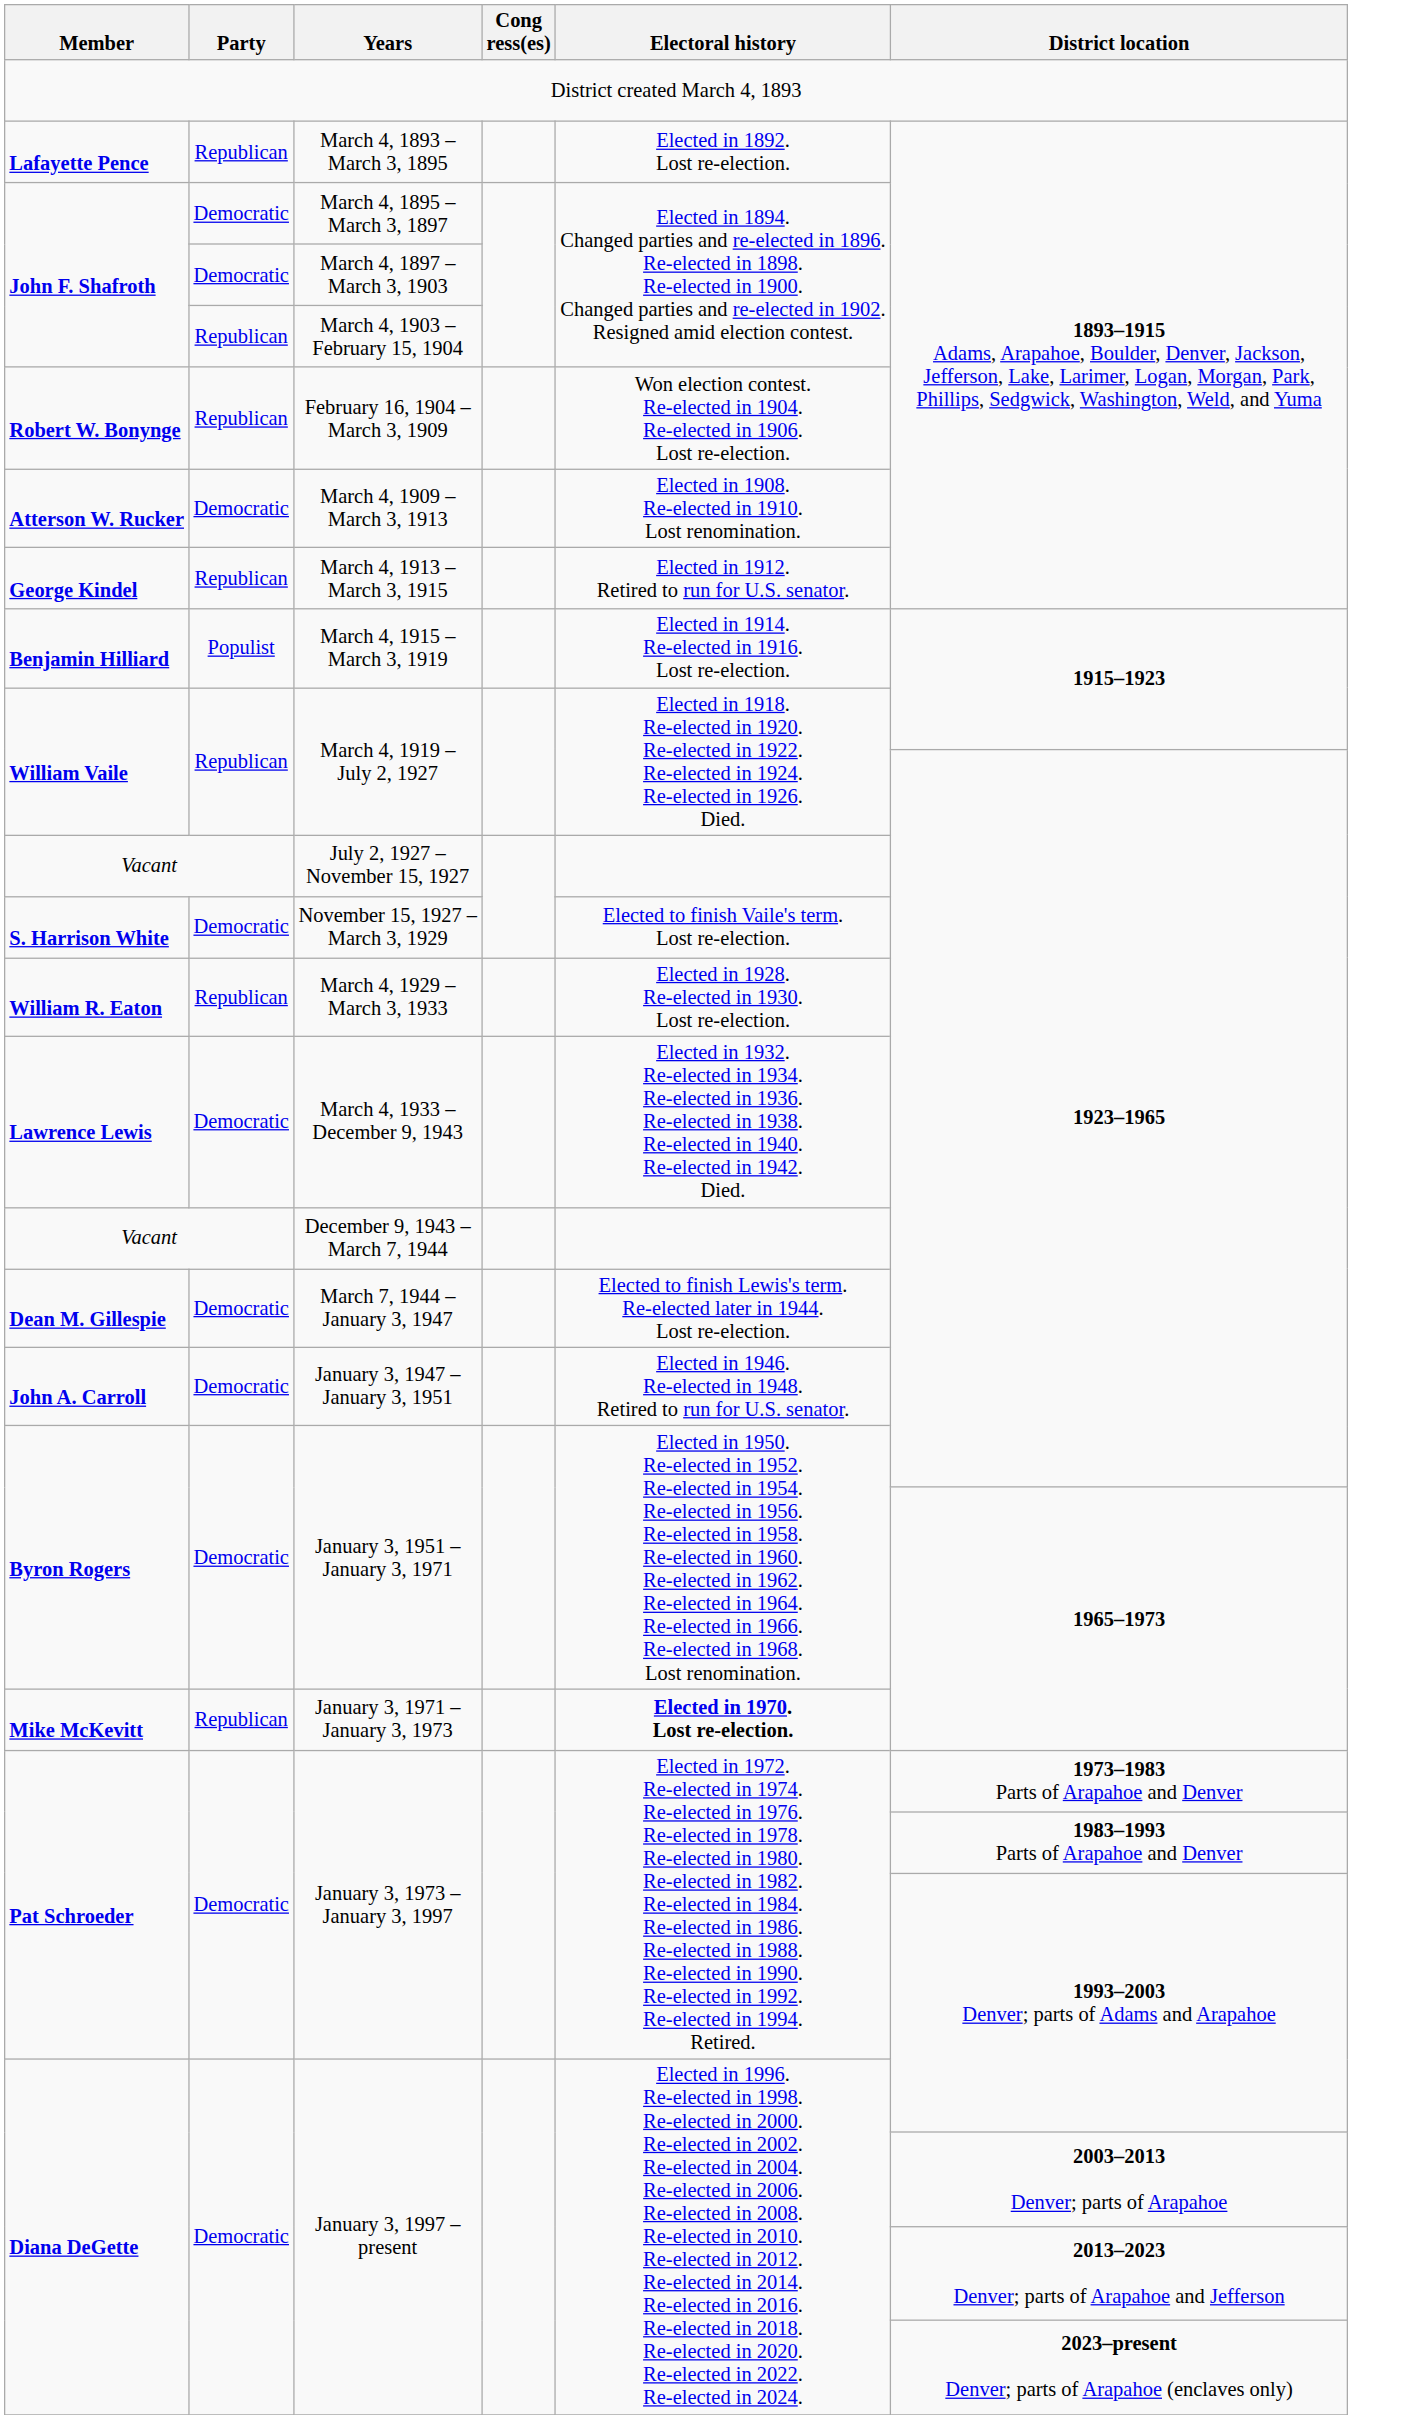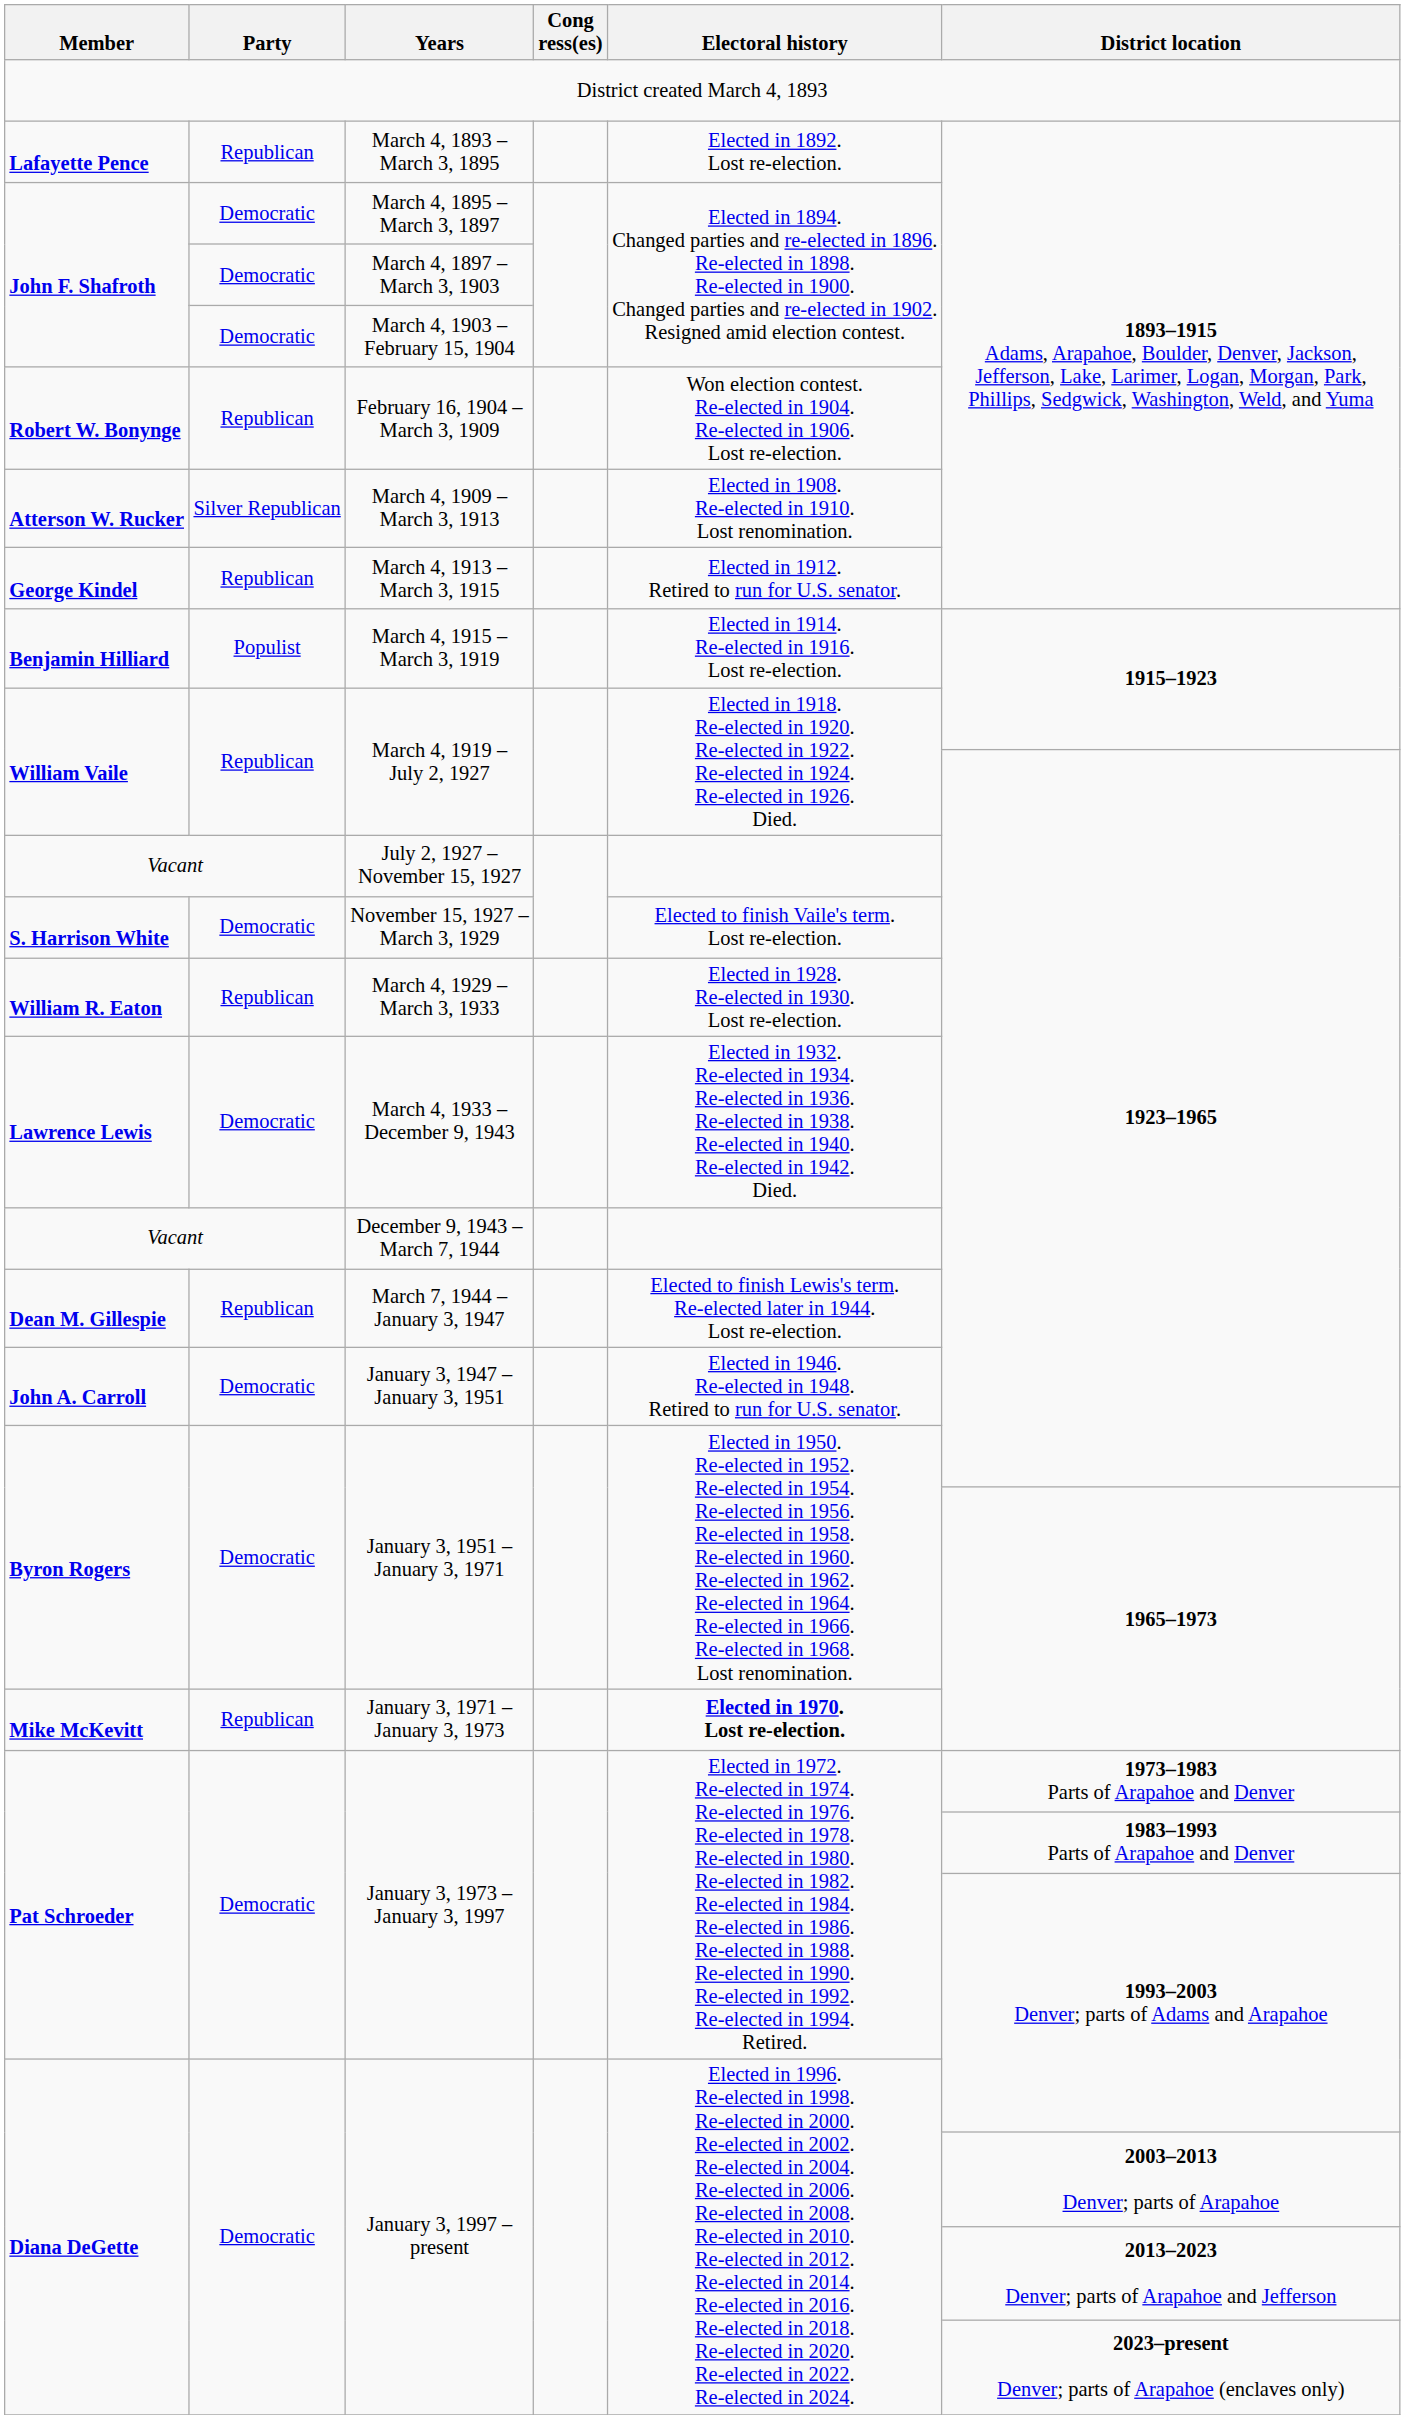(241, 336) Republican -> (267, 336) Democratic
(241, 508) Democratic -> (267, 508) Silver Republican
(241, 1307) Democratic -> (267, 1307) Republican
